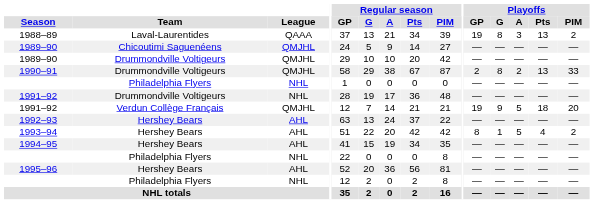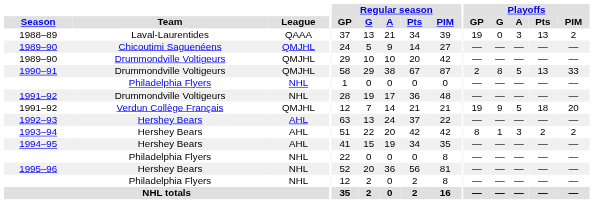(500, 34) 8 -> (500, 34) 0
(519, 71) 2 -> (519, 71) 5
(519, 132) 5 -> (519, 132) 3
(543, 132) 4 -> (543, 132) 2
(298, 168) AHL -> (298, 168) NHL
